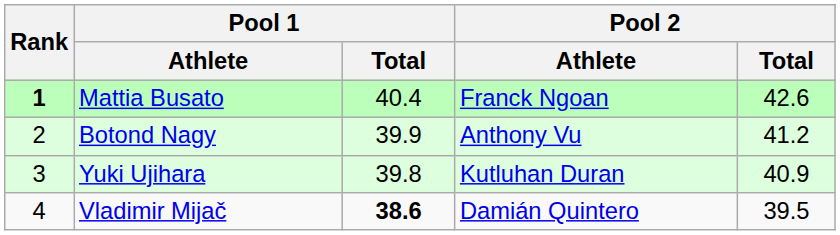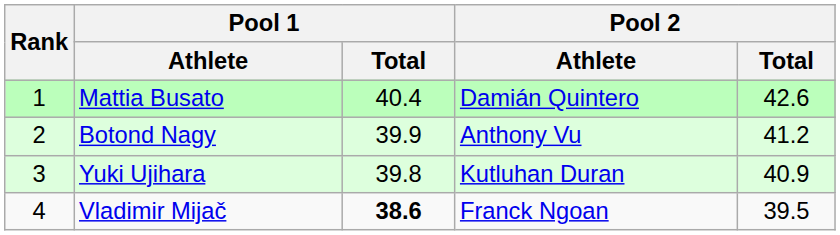(39, 98) bold -> (39, 98) normal
(534, 98) Franck Ngoan -> (549, 98) Damián Quintero
(549, 211) Damián Quintero -> (534, 211) Franck Ngoan
